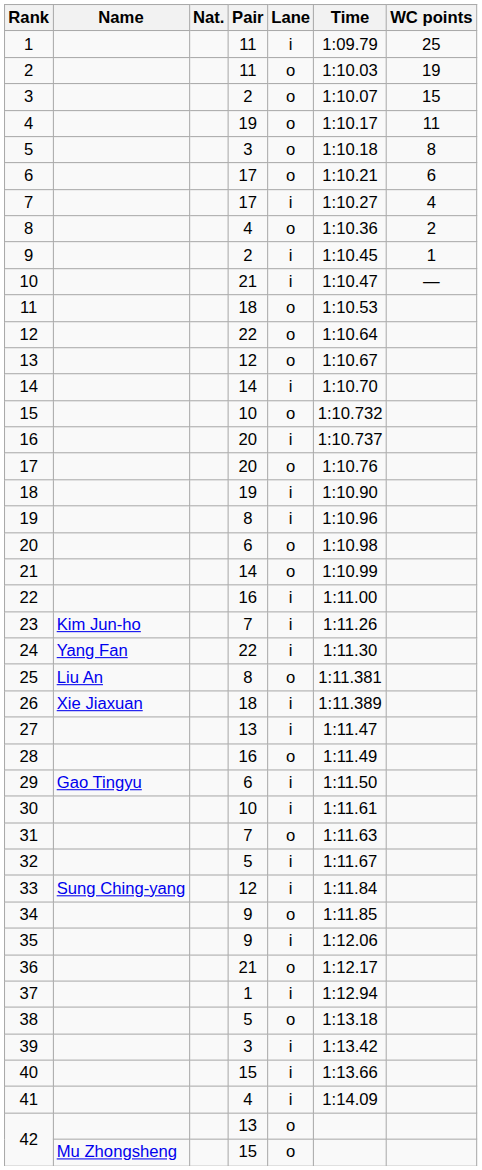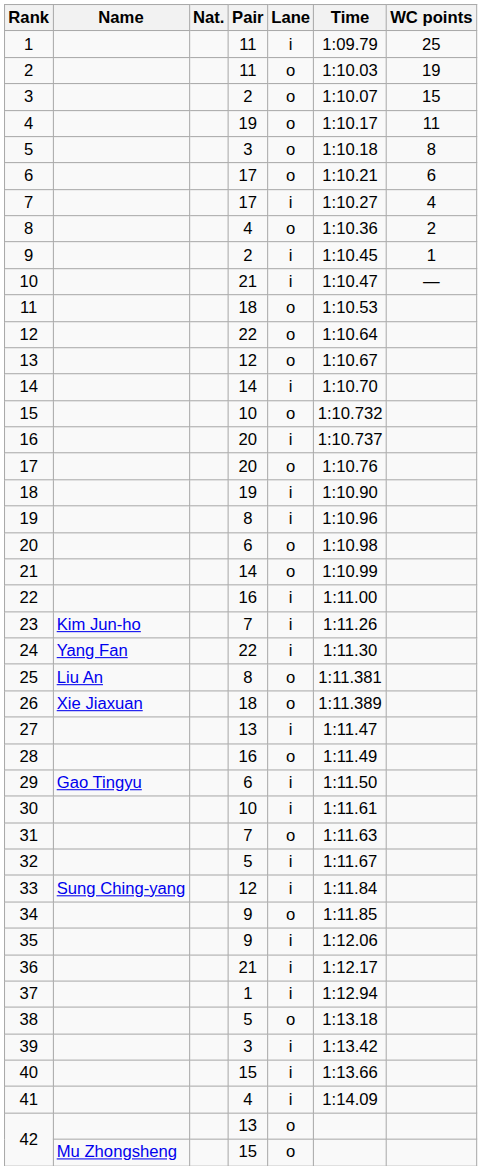(291, 703) i -> (291, 703) o
(291, 967) o -> (291, 967) i
